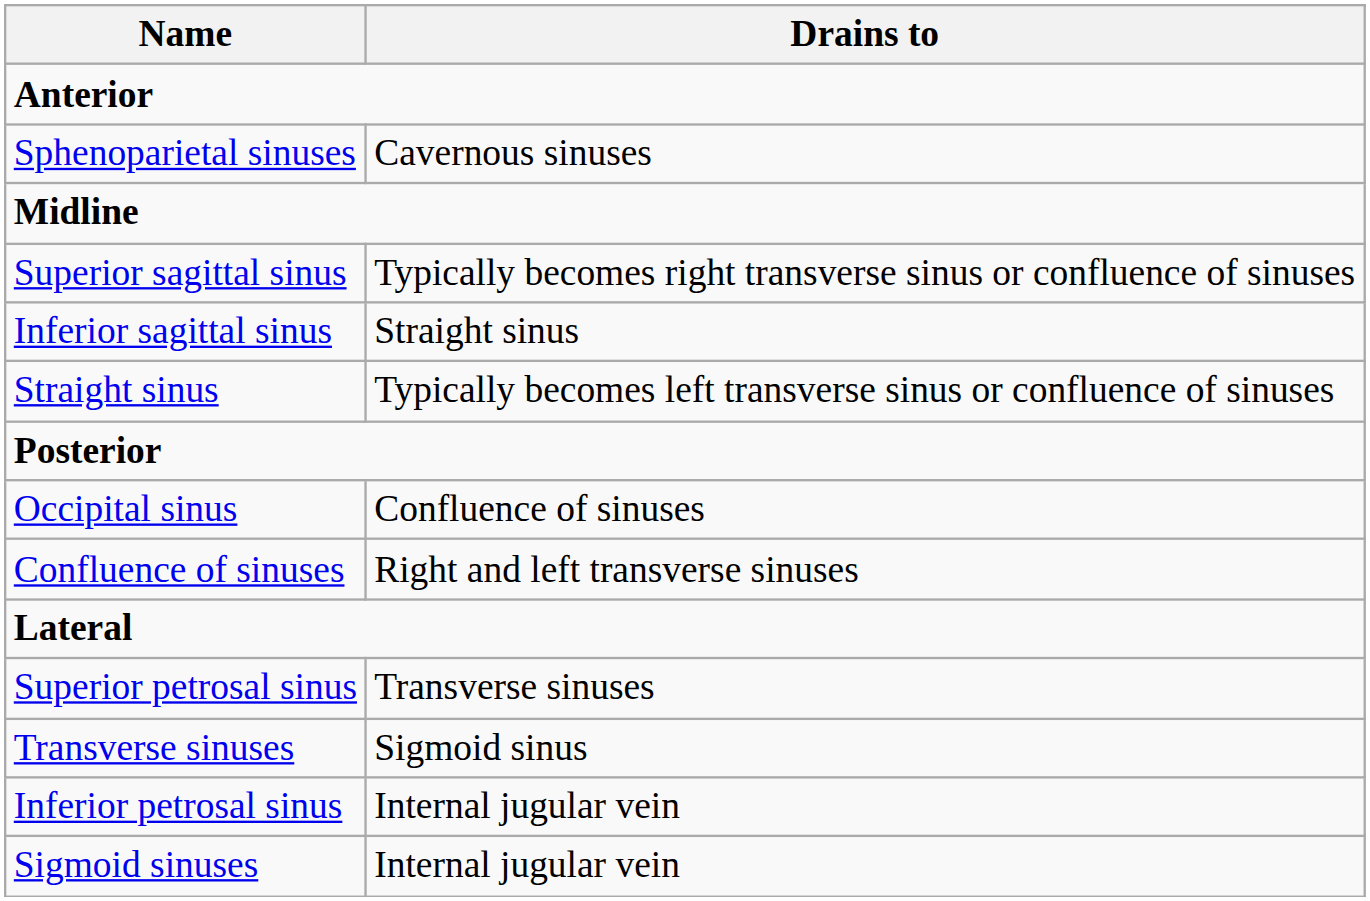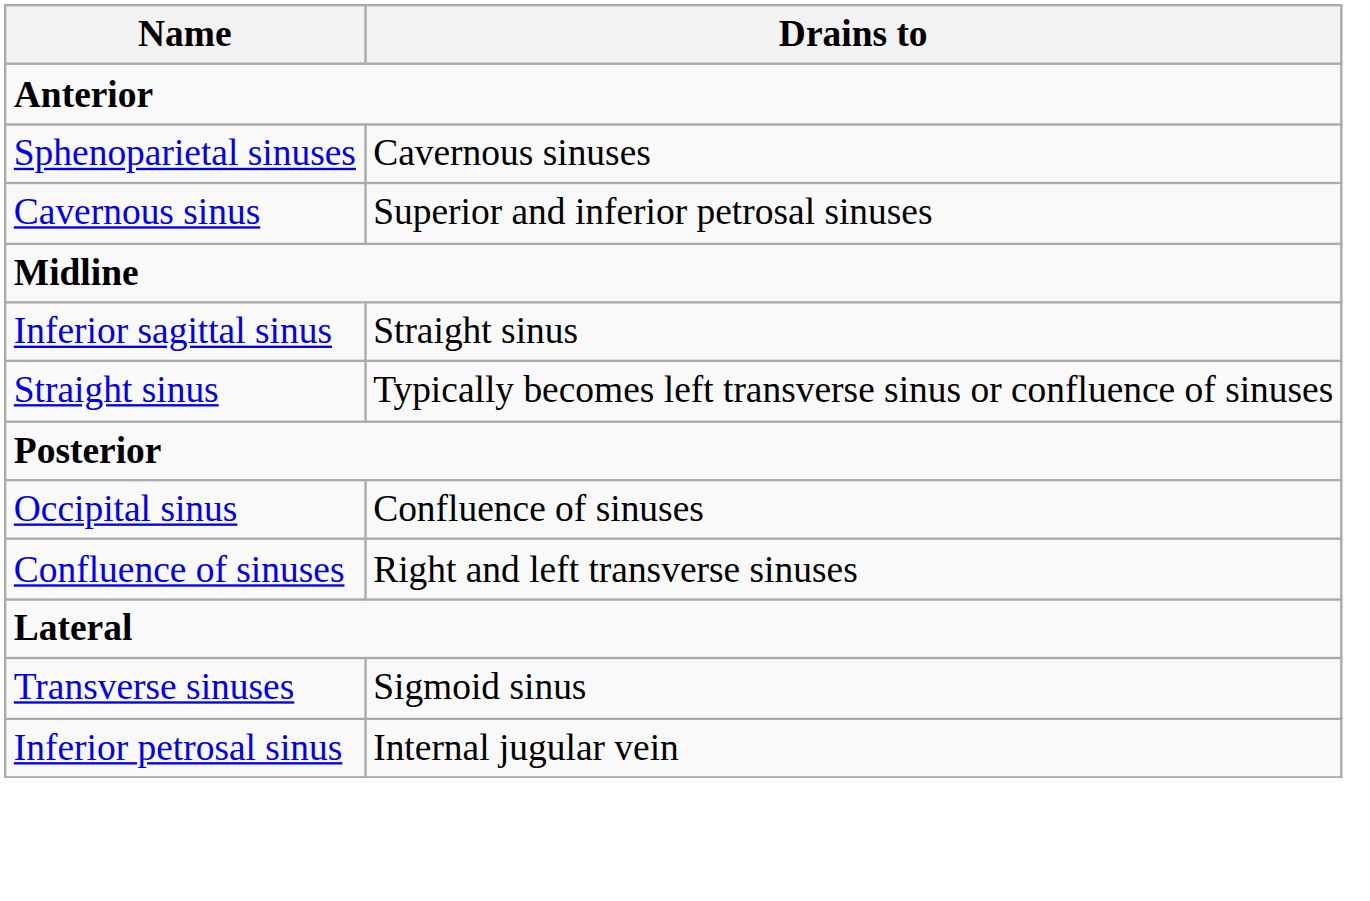+ row: (137, 212)
- row: (180, 271)
- row: (185, 687)
- row: (136, 865)
